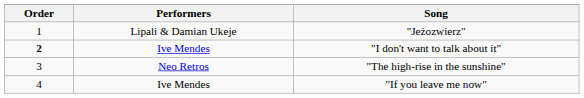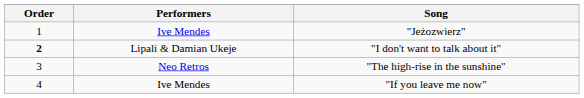(184, 31) Lipali & Damian Ukeje -> (184, 31) Ive Mendes
(184, 48) Ive Mendes -> (184, 48) Lipali & Damian Ukeje
